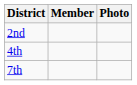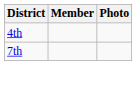- row: (16, 32)
